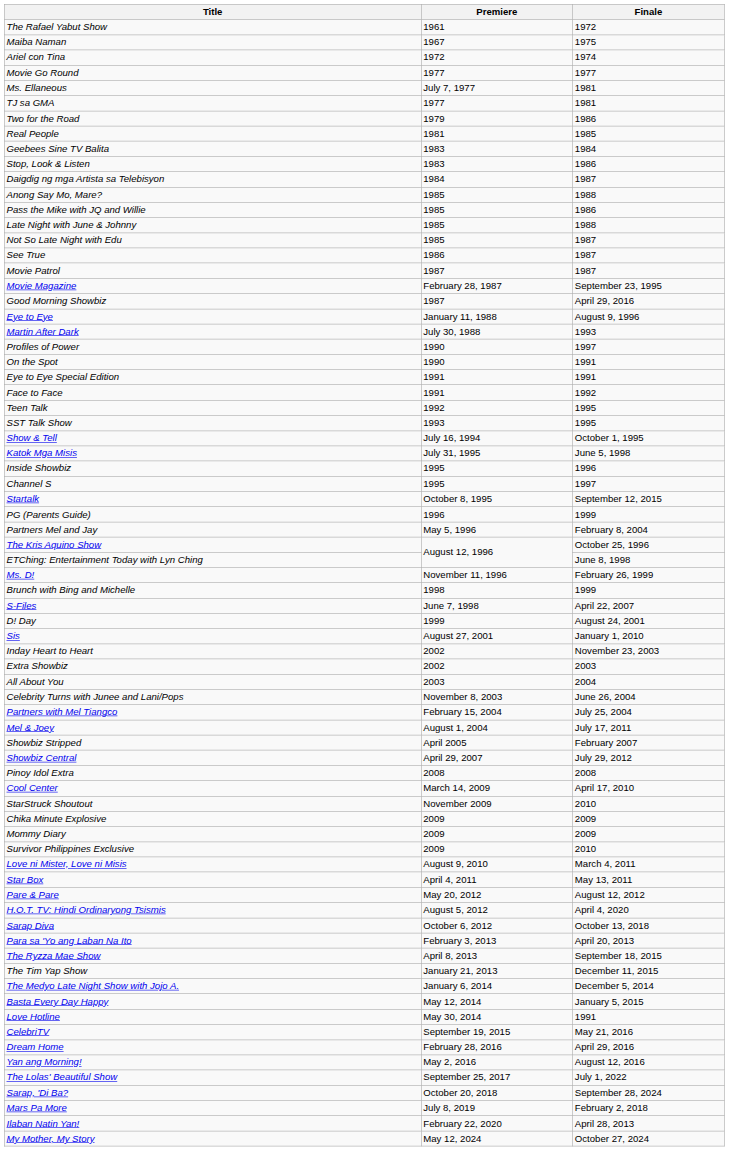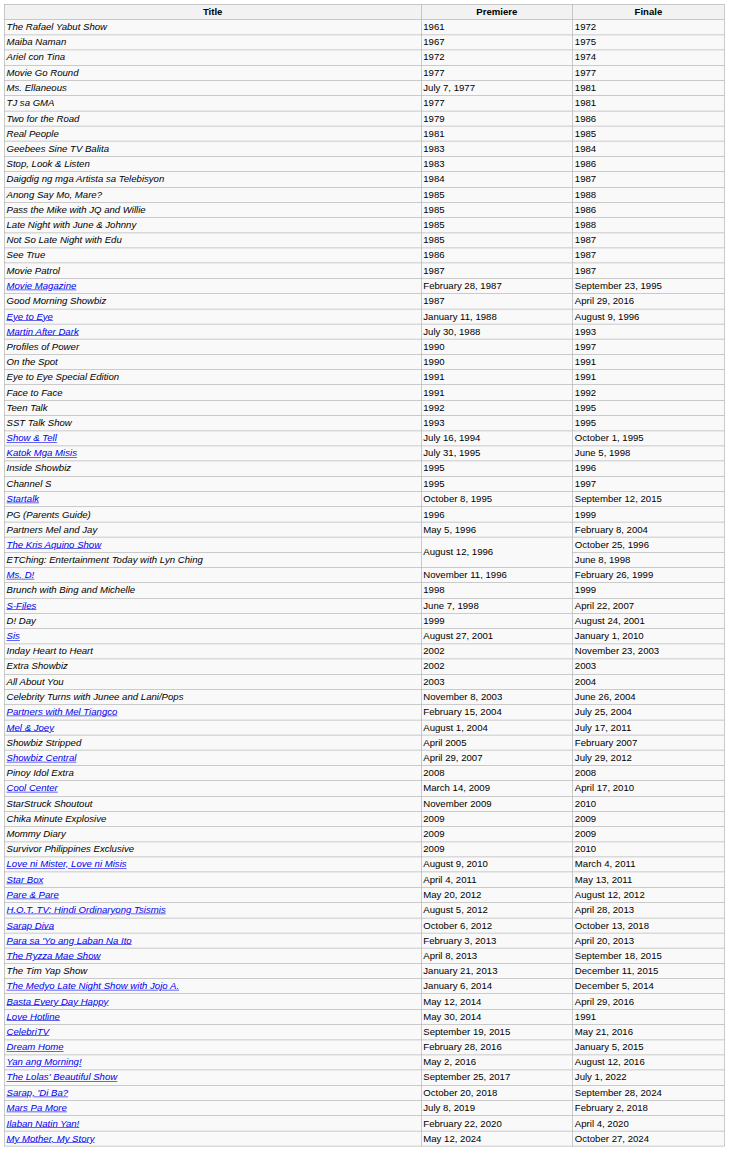(602, 910) April 4, 2020 -> (604, 910) April 28, 2013
(609, 1001) January 5, 2015 -> (604, 1001) April 29, 2016
(604, 1047) April 29, 2016 -> (609, 1047) January 5, 2015
(604, 1123) April 28, 2013 -> (602, 1123) April 4, 2020
